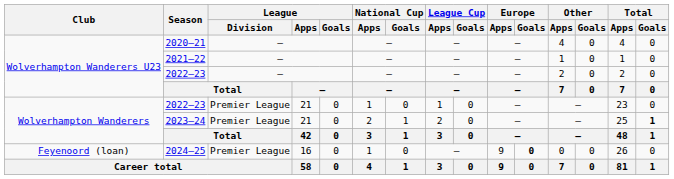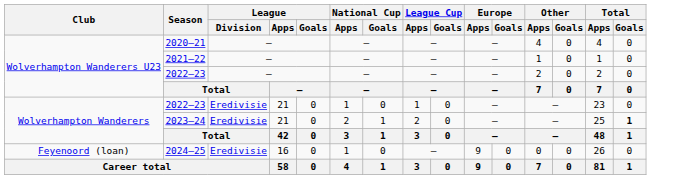(250, 105) Premier League -> (239, 105) Eredivisie
(250, 120) Premier League -> (239, 120) Eredivisie
(250, 151) Premier League -> (239, 151) Eredivisie
(531, 151) bold -> (508, 151) normal
